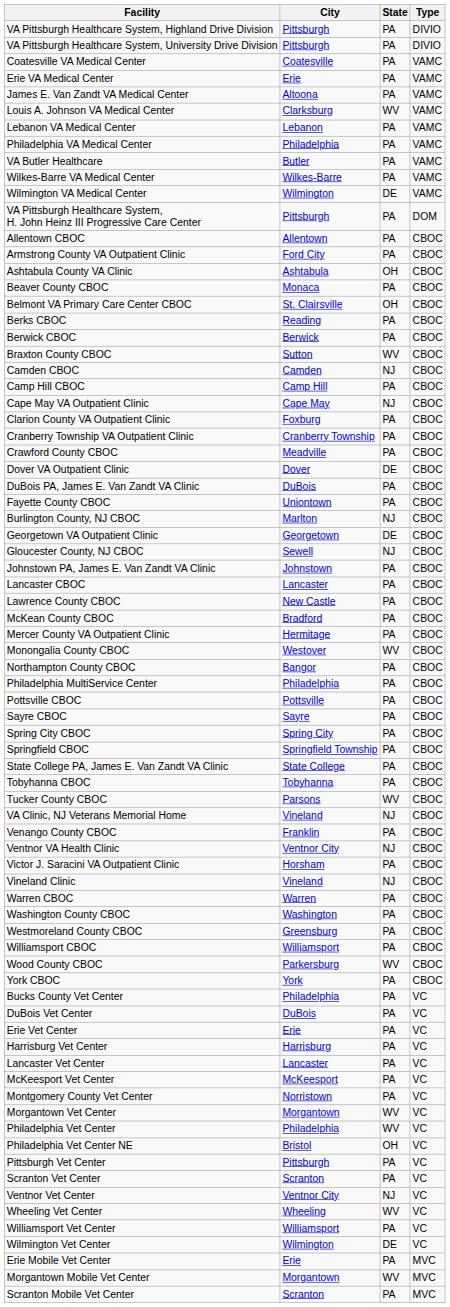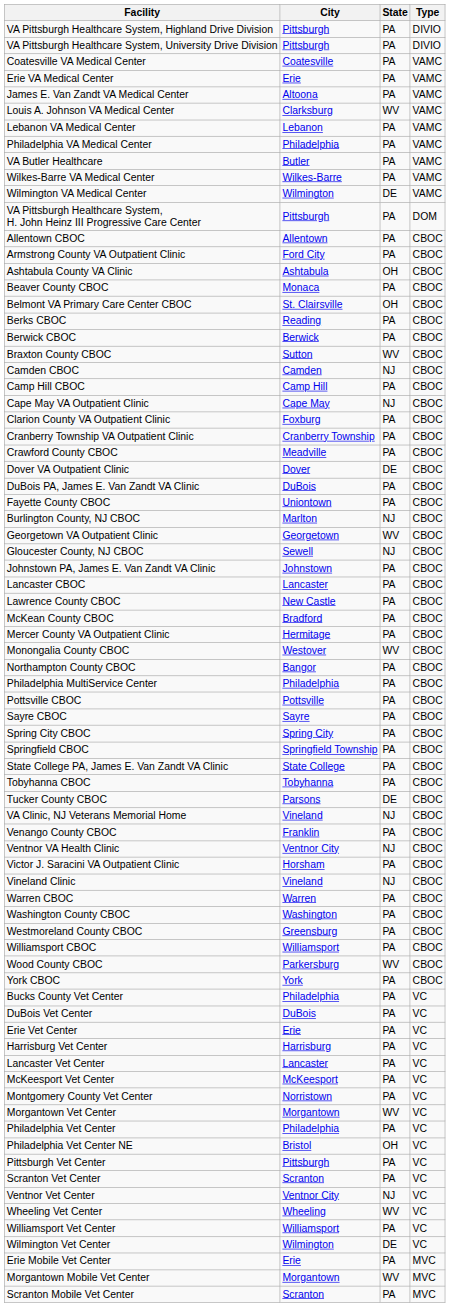(390, 535) DE -> (391, 535) WV
(391, 799) WV -> (390, 799) DE
(391, 1129) WV -> (389, 1129) PA
